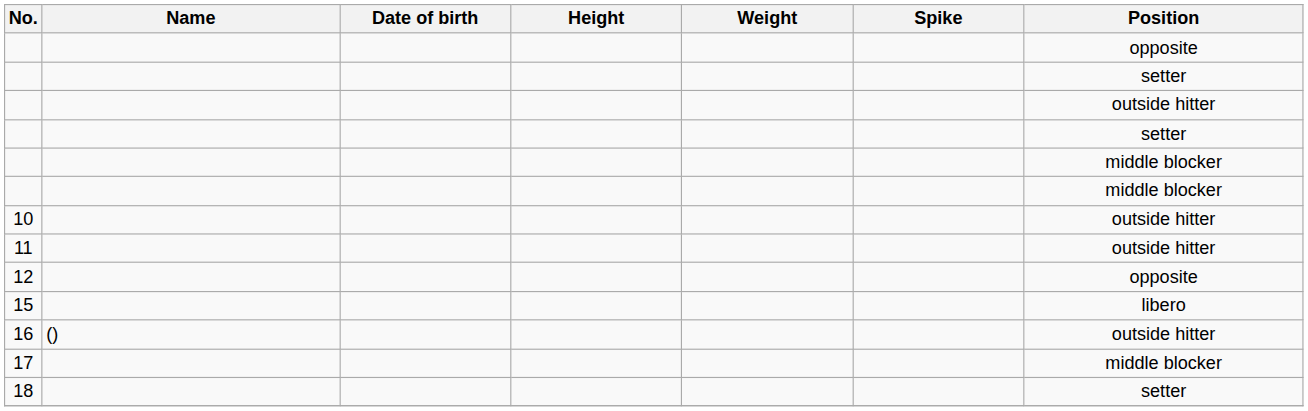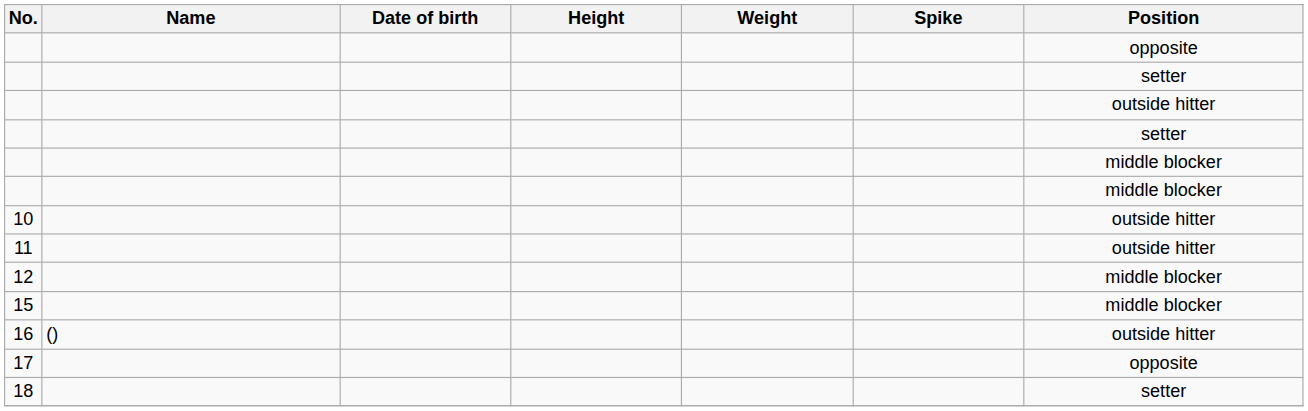(1164, 276) opposite -> (1164, 276) middle blocker
(1164, 305) libero -> (1164, 305) middle blocker
(1164, 362) middle blocker -> (1164, 362) opposite
